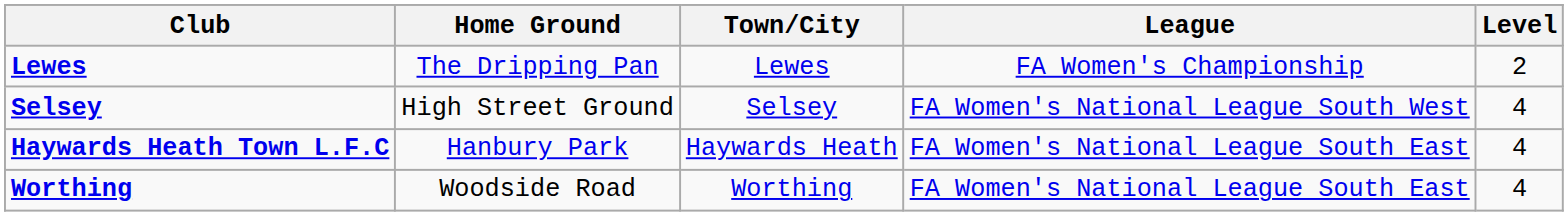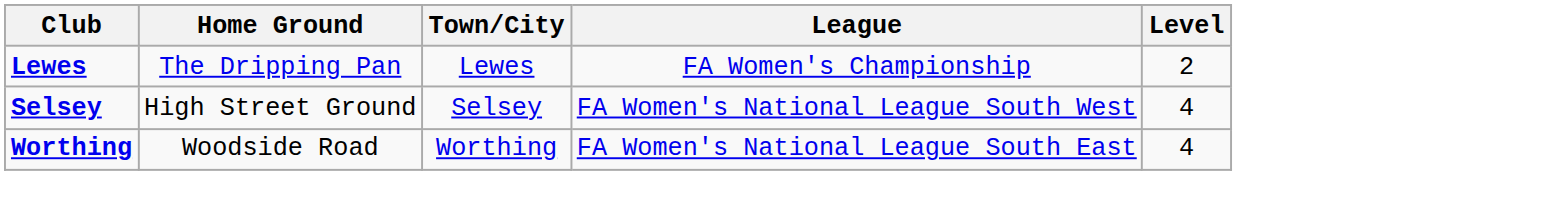- row: (200, 149)
